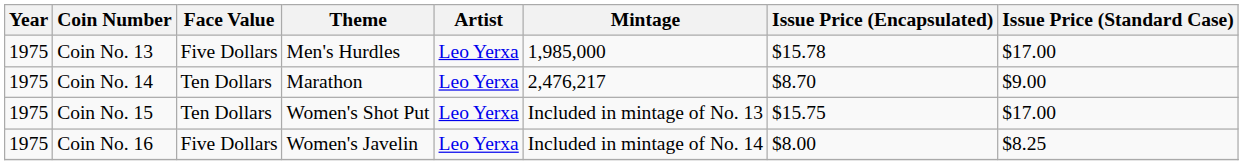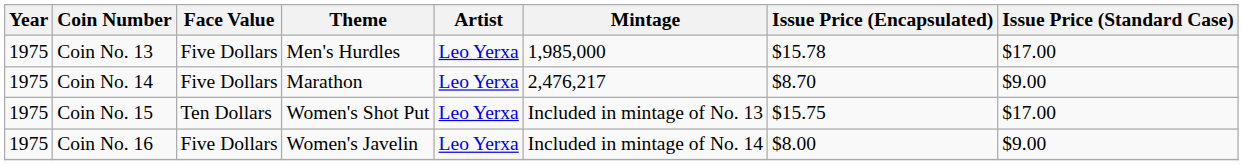(226, 81) Ten Dollars -> (229, 81) Five Dollars
(1024, 143) $8.25 -> (1024, 143) $9.00
